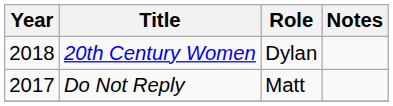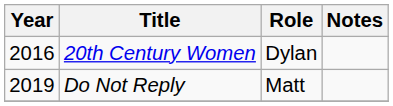(32, 52) 2018 -> (32, 52) 2016
(32, 85) 2017 -> (32, 85) 2019
